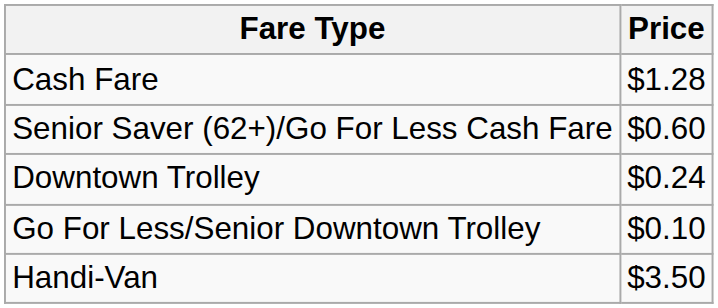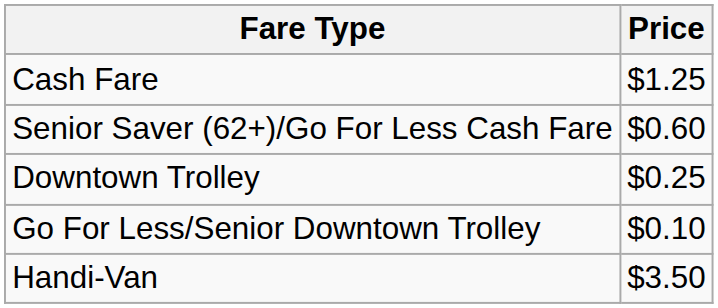(666, 79) $1.28 -> (666, 79) $1.25
(666, 178) $0.24 -> (666, 178) $0.25
